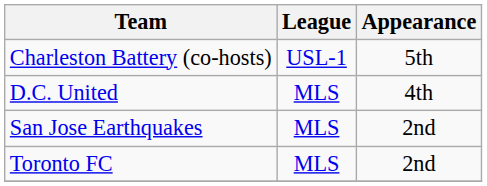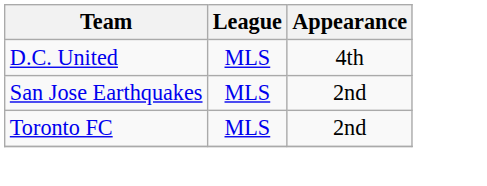- row: (141, 57)
